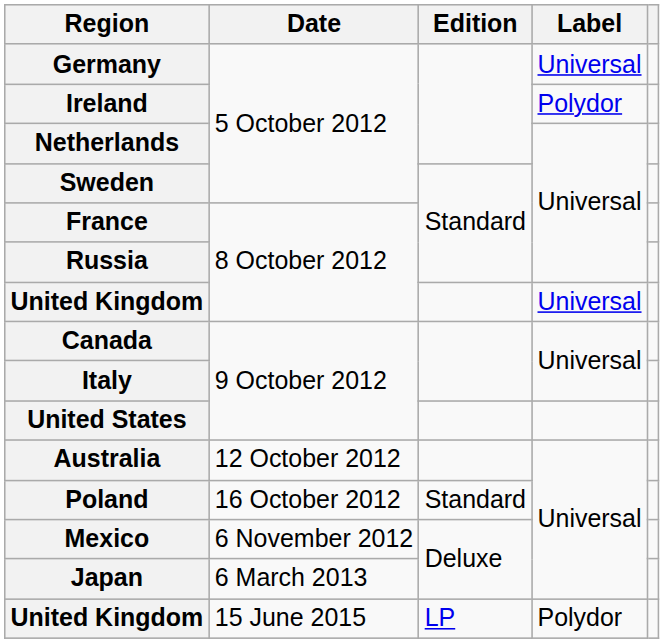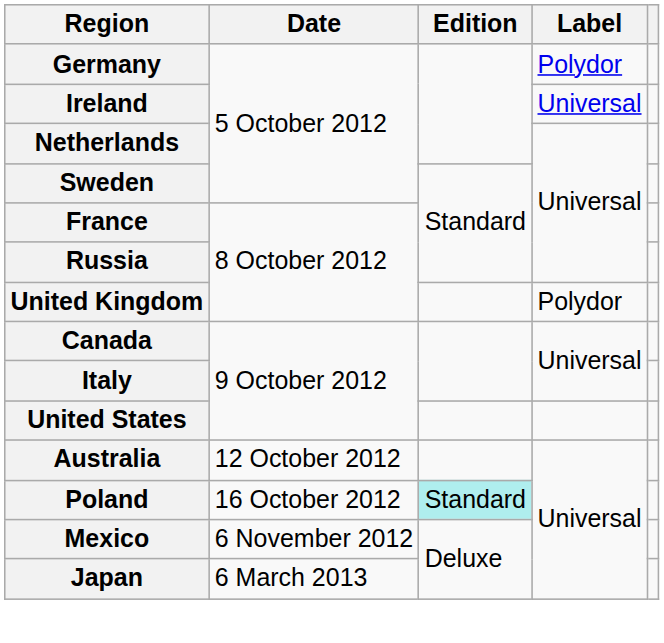(590, 63) Universal -> (580, 63) Polydor
(580, 103) Polydor -> (590, 103) Universal
(590, 301) Universal -> (580, 301) Polydor
(475, 499) no background -> (475, 499) paleturquoise background
- row: (107, 618)
